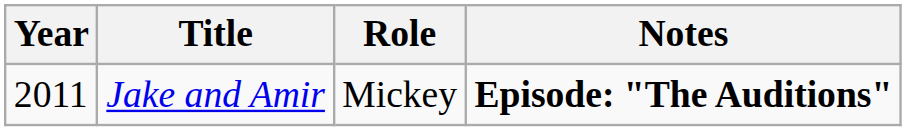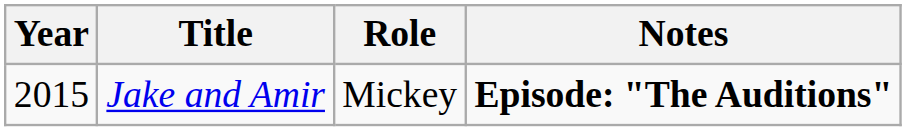(51, 93) 2011 -> (51, 93) 2015
